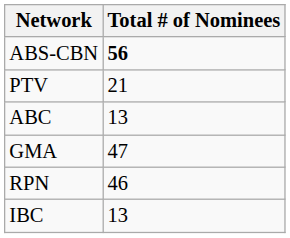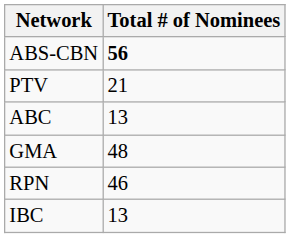(118, 150) 47 -> (118, 150) 48
